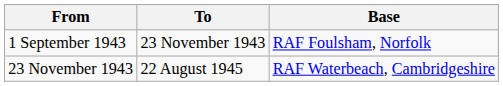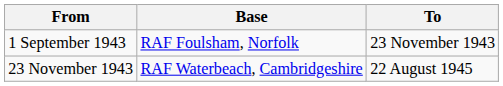columns swapped: (203, 17) <-> (384, 17)
